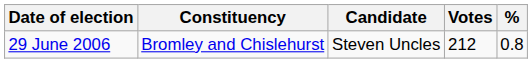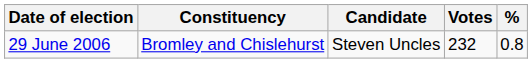(462, 44) 212 -> (462, 44) 232
